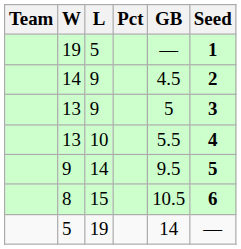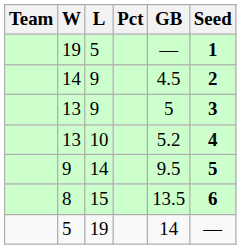(169, 139) 5.5 -> (169, 139) 5.2
(169, 199) 10.5 -> (169, 199) 13.5
